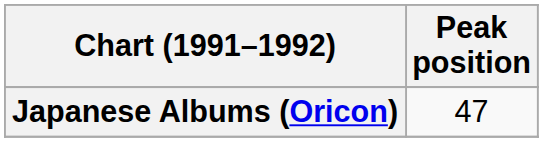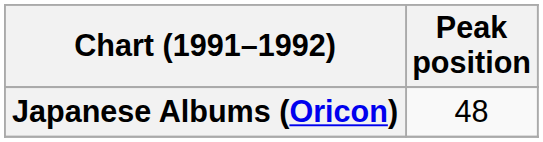(472, 111) 47 -> (472, 111) 48
